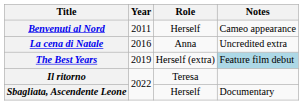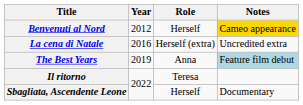(141, 28) 2011 -> (141, 28) 2012
(258, 28) no background -> (258, 28) gold background
(185, 44) Anna -> (185, 44) Herself (extra)
(185, 60) Herself (extra) -> (185, 60) Anna
